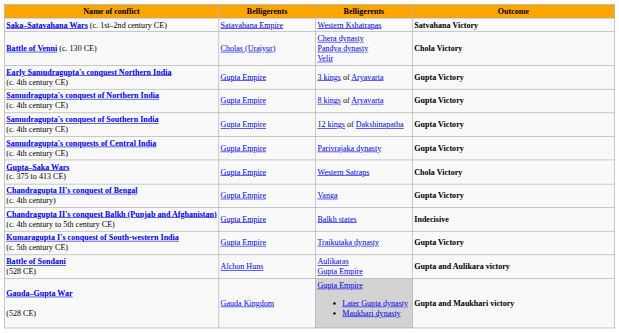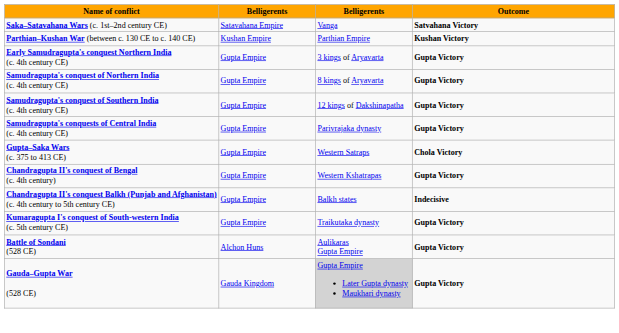(349, 25) Western Kshatrapas -> (328, 25) Vanga
- row: (51, 48)
+ row: (101, 38)
(328, 195) Vanga -> (349, 175) Western Kshatrapas
(462, 266) Gupta and Aulikara victory -> (439, 247) Gupta Victory
(464, 303) Gupta and Maukhari victory -> (439, 283) Gupta Victory
